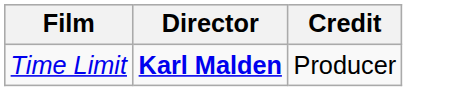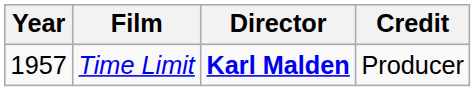+ column: (39, 24)
